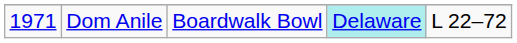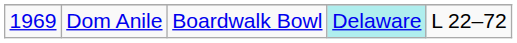(33, 21) 1971 -> (33, 21) 1969
